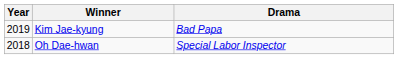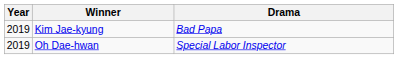(18, 45) 2018 -> (18, 45) 2019
